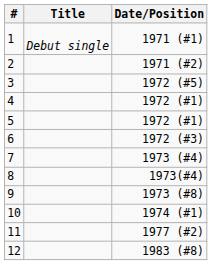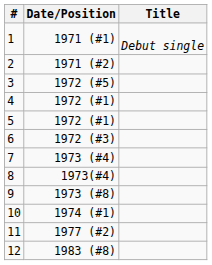columns swapped: (68, 14) <-> (159, 14)
